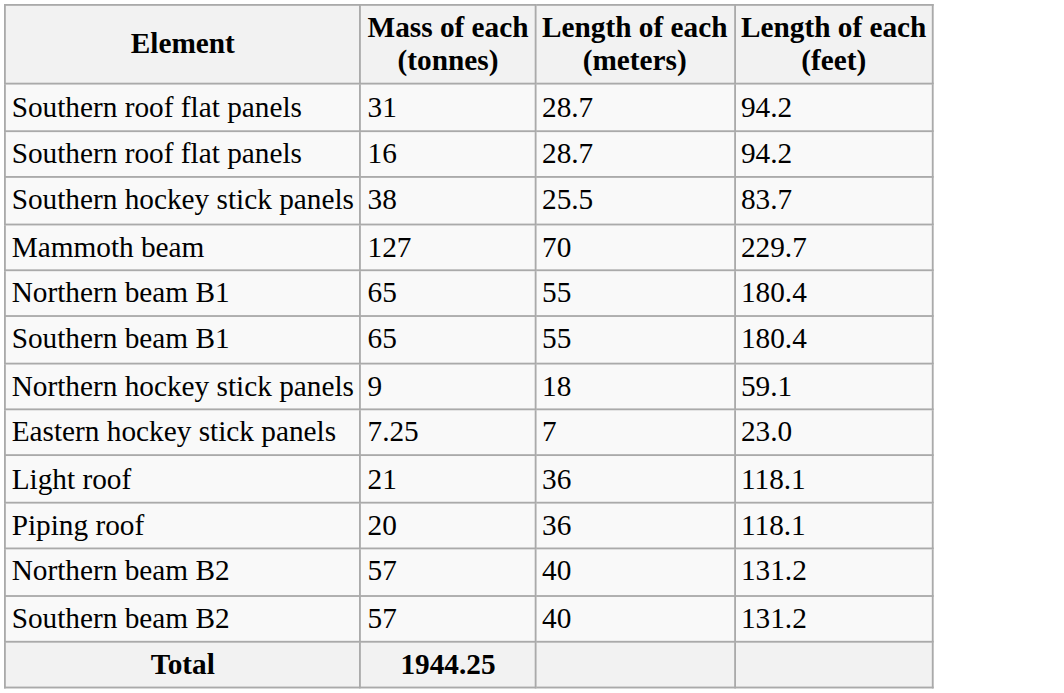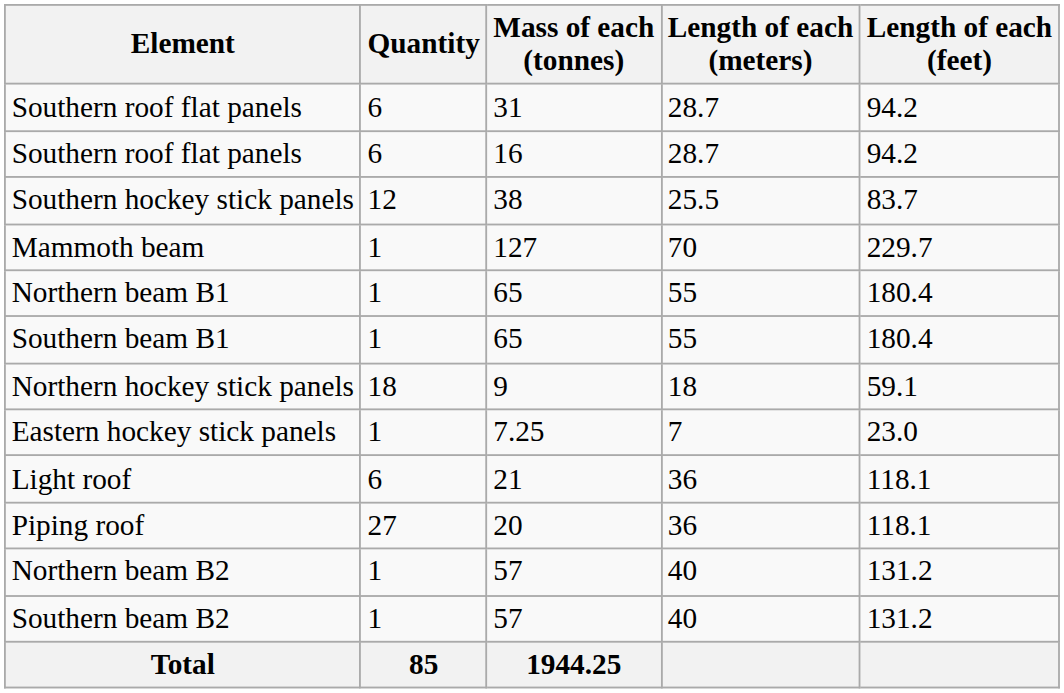+ column: (424, 44)
